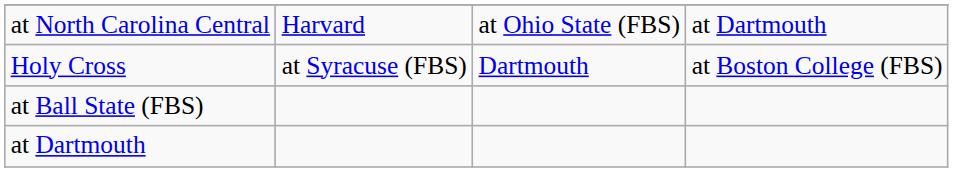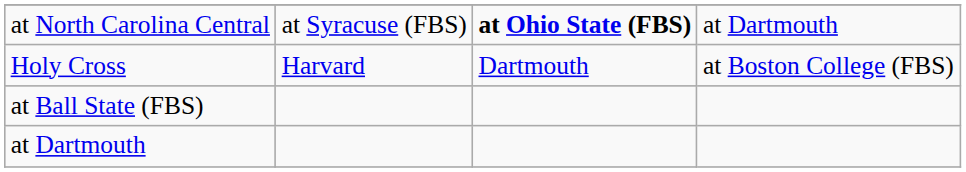(323, 24) Harvard -> (374, 24) at Syracuse (FBS)
(579, 24) normal -> (585, 24) bold
(374, 65) at Syracuse (FBS) -> (323, 65) Harvard
